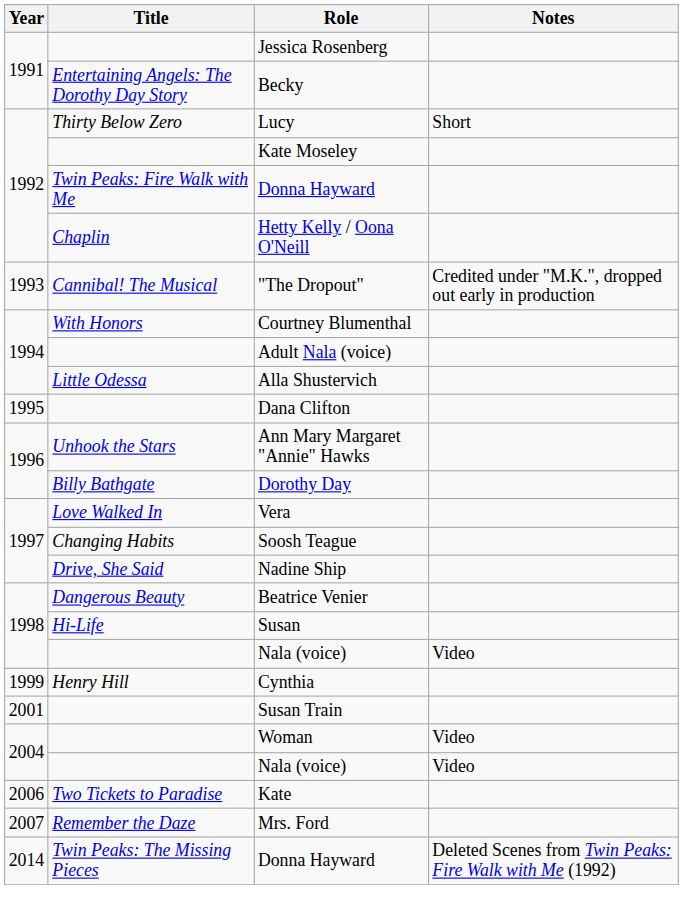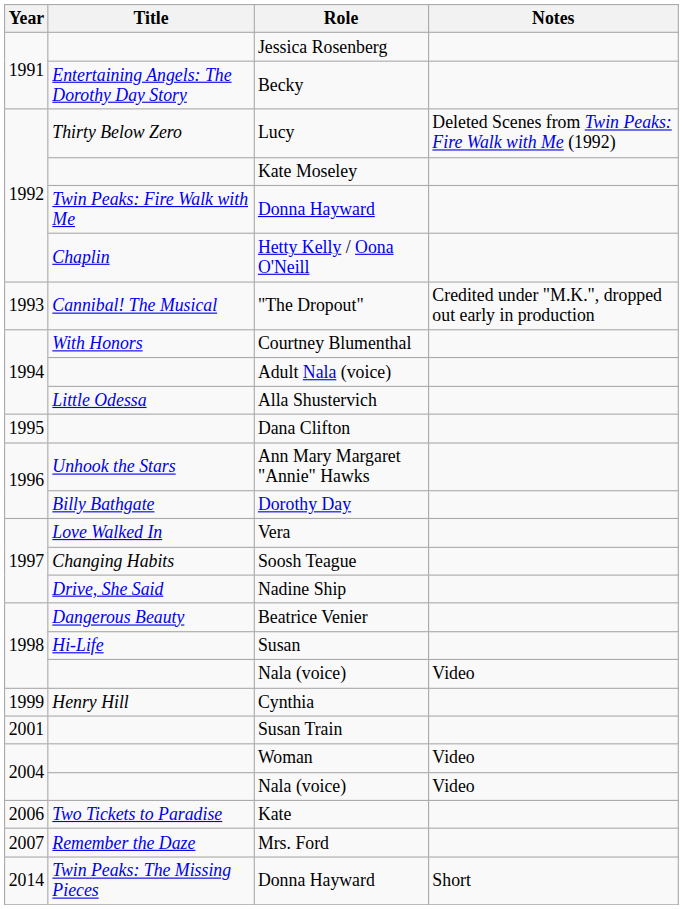(452, 123) Short -> (552, 133) Deleted Scenes from Twin Peaks: Fire Walk with Me (1992)
(552, 860) Deleted Scenes from Twin Peaks: Fire Walk with Me (1992) -> (452, 880) Short
